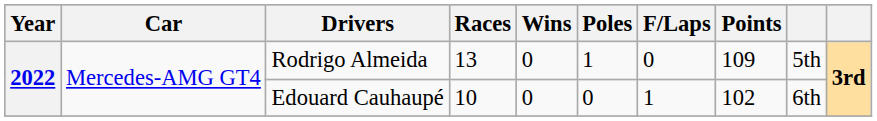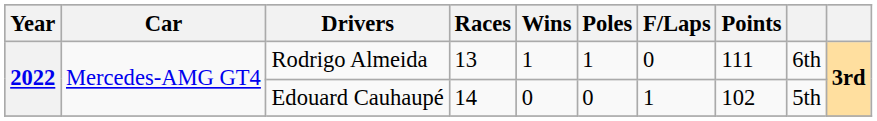(527, 59) 0 -> (527, 59) 1
(738, 59) 109 -> (737, 59) 111
(807, 59) 5th -> (807, 59) 6th
(466, 97) 10 -> (466, 97) 14
(807, 97) 6th -> (807, 97) 5th
